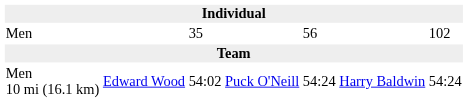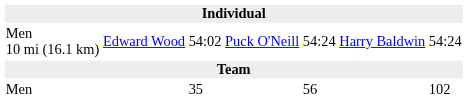rows swapped: (52, 81) <-> (19, 33)
